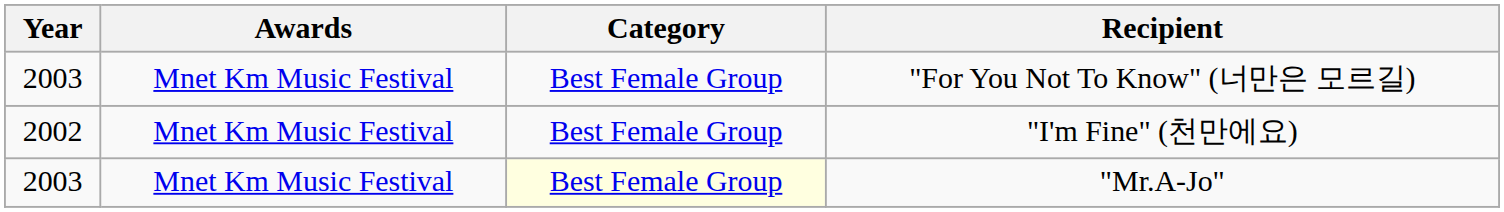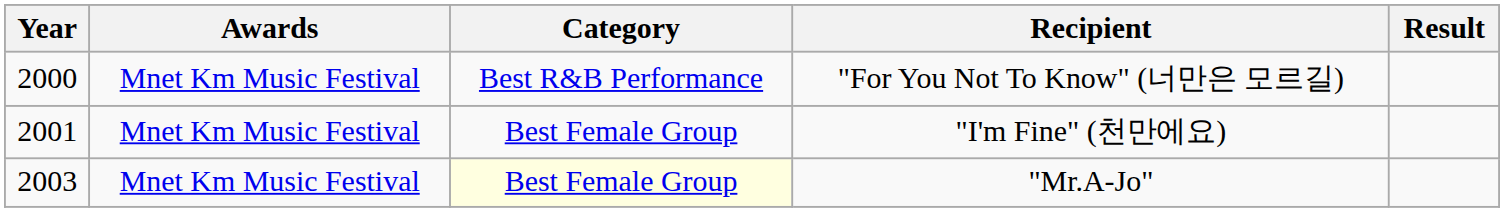+ column: (1444, 28)
(53, 78) 2003 -> (47, 78) 2000
(666, 78) Best Female Group -> (621, 78) Best R&B Performance
(53, 131) 2002 -> (47, 131) 2001
